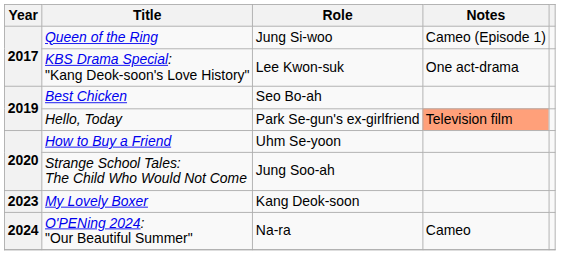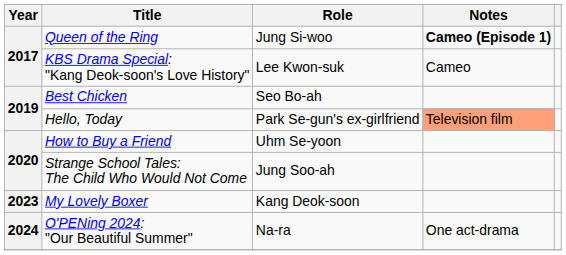(486, 37) normal -> (489, 37) bold
(472, 67) One act-drama -> (448, 67) Cameo
(448, 231) Cameo -> (472, 231) One act-drama
